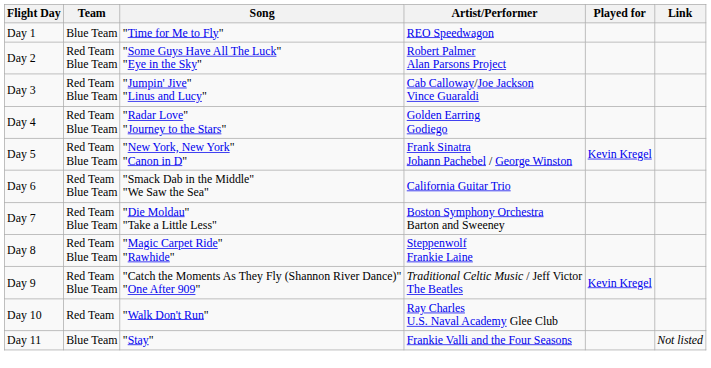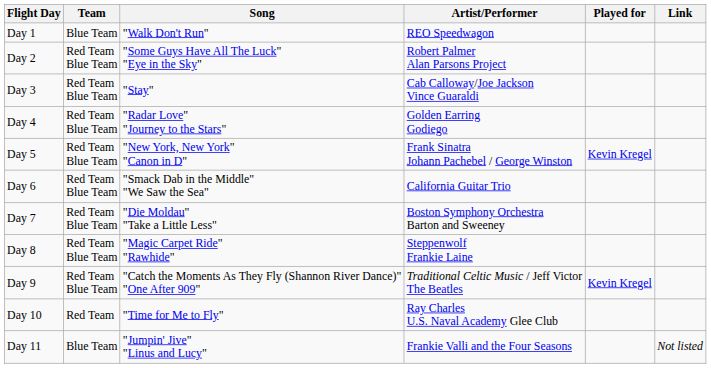(173, 32) "Time for Me to Fly" -> (166, 32) "Walk Don't Run"
(165, 90) "Jumpin' Jive" "Linus and Lucy" -> (138, 90) "Stay"
(166, 314) "Walk Don't Run" -> (173, 314) "Time for Me to Fly"
(138, 340) "Stay" -> (165, 346) "Jumpin' Jive" "Linus and Lucy"
